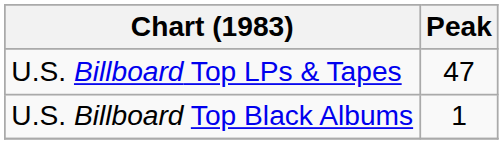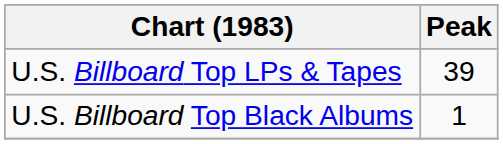(459, 71) 47 -> (459, 71) 39
